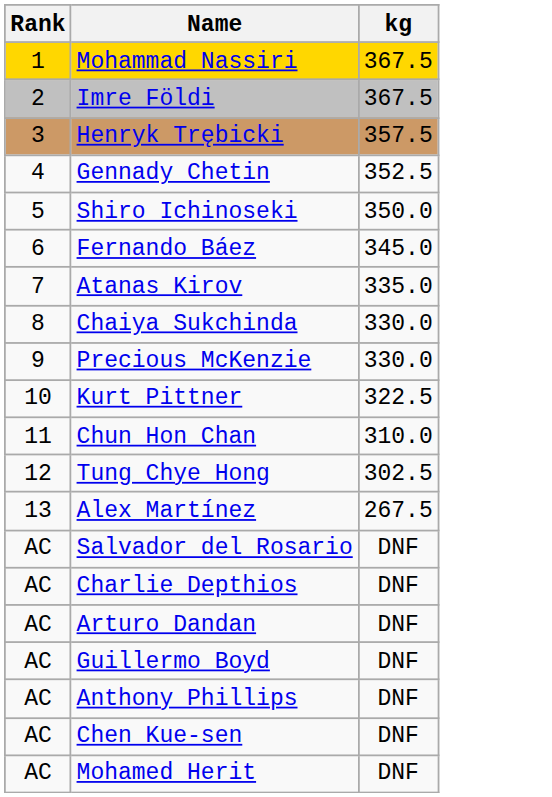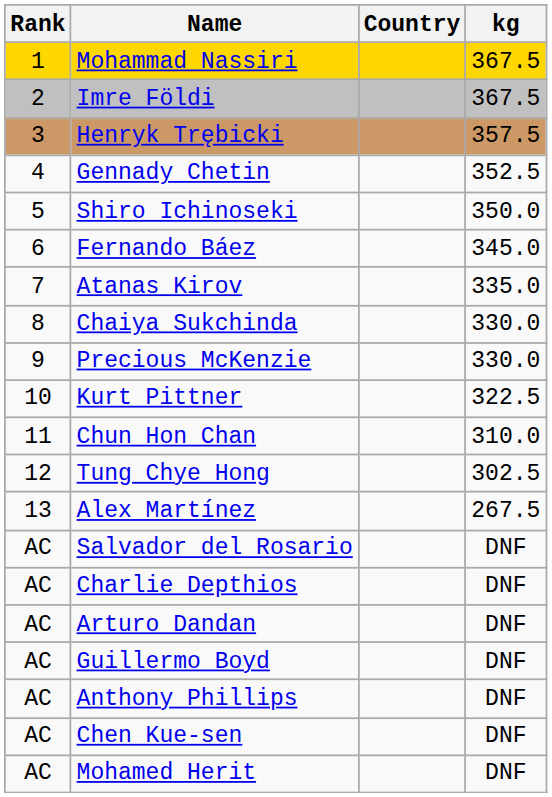+ column: (412, 24)
